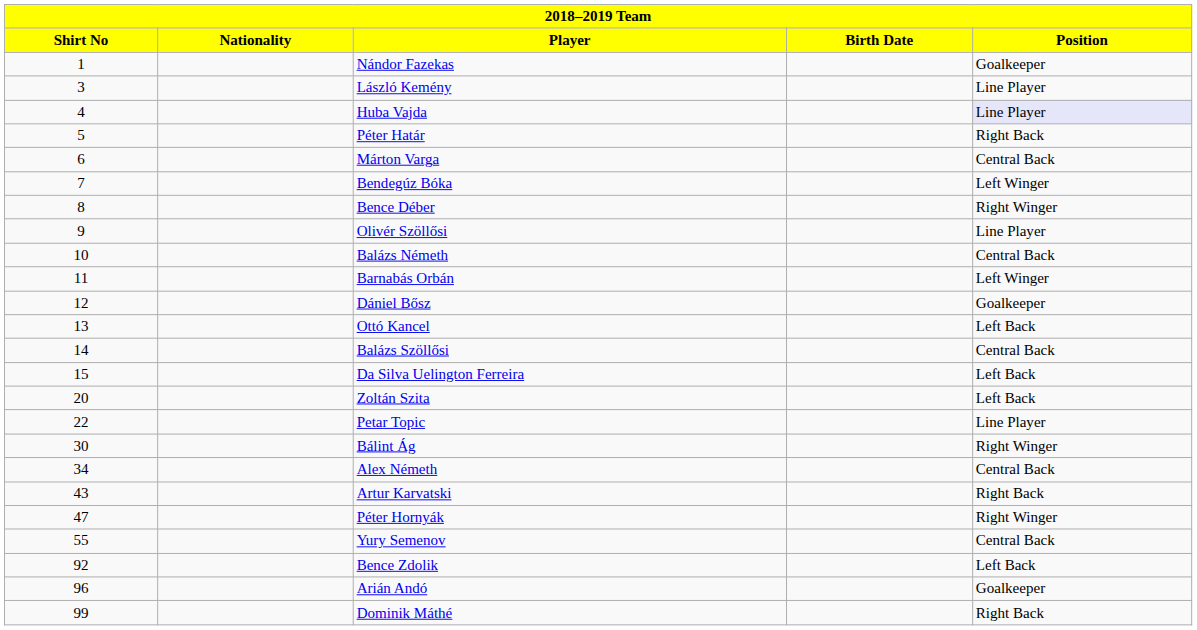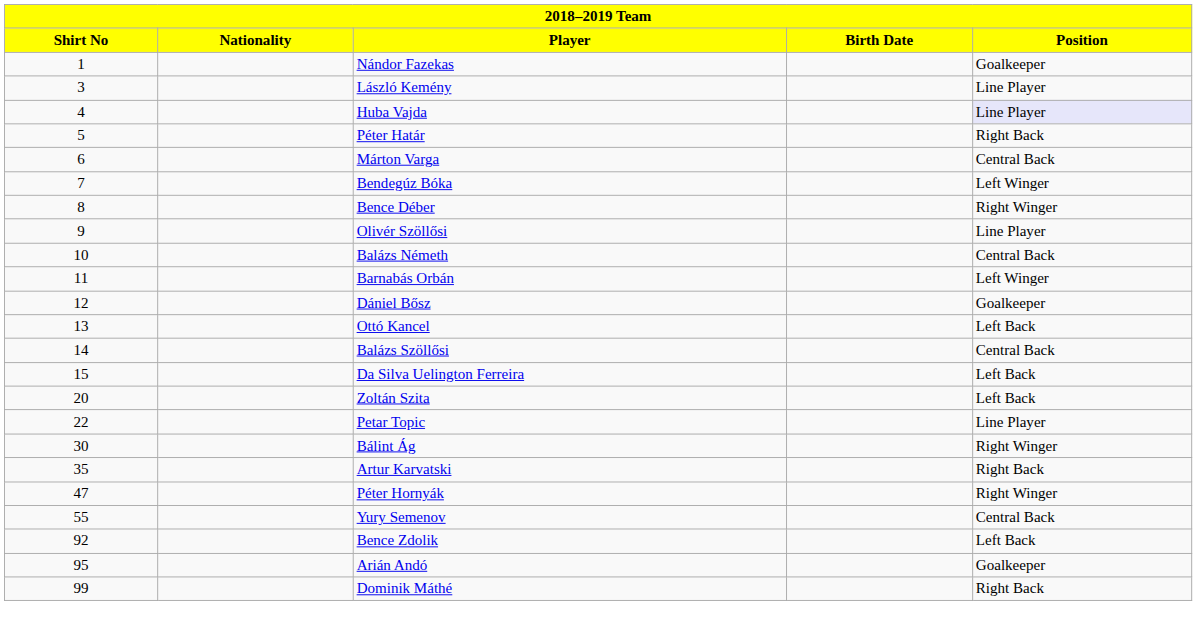- row: (397, 469)
(81, 493) 43 -> (81, 469) 35
(81, 588) 96 -> (81, 565) 95
